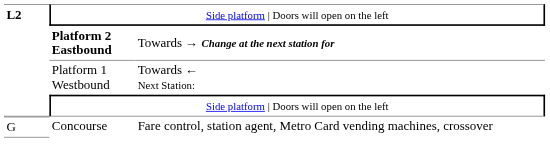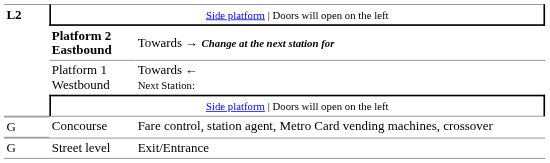+ row: (81, 148)
